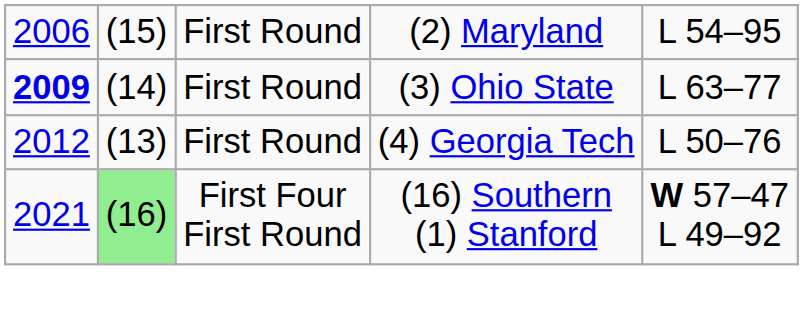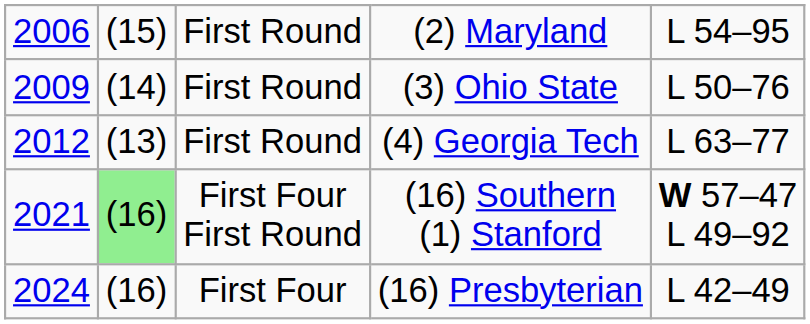(51, 86) bold -> (51, 86) normal
(720, 86) L 63–77 -> (728, 86) L 50–76
(720, 141) L 50–76 -> (728, 141) L 63–77
+ row: (510, 290)
